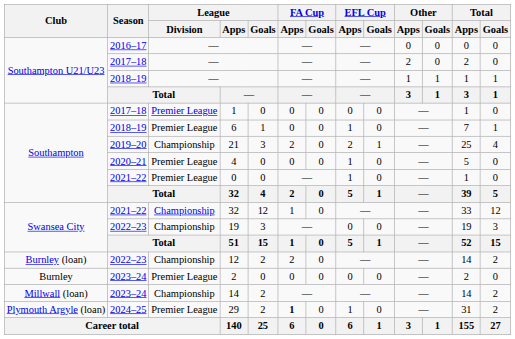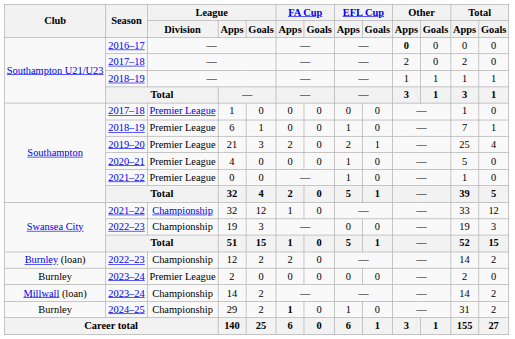(408, 45) normal -> (406, 45) bold
(184, 144) Championship -> (183, 144) Premier League
(56, 309) Plymouth Argyle (loan) -> (55, 309) Burnley
(184, 309) Premier League -> (183, 309) Championship
